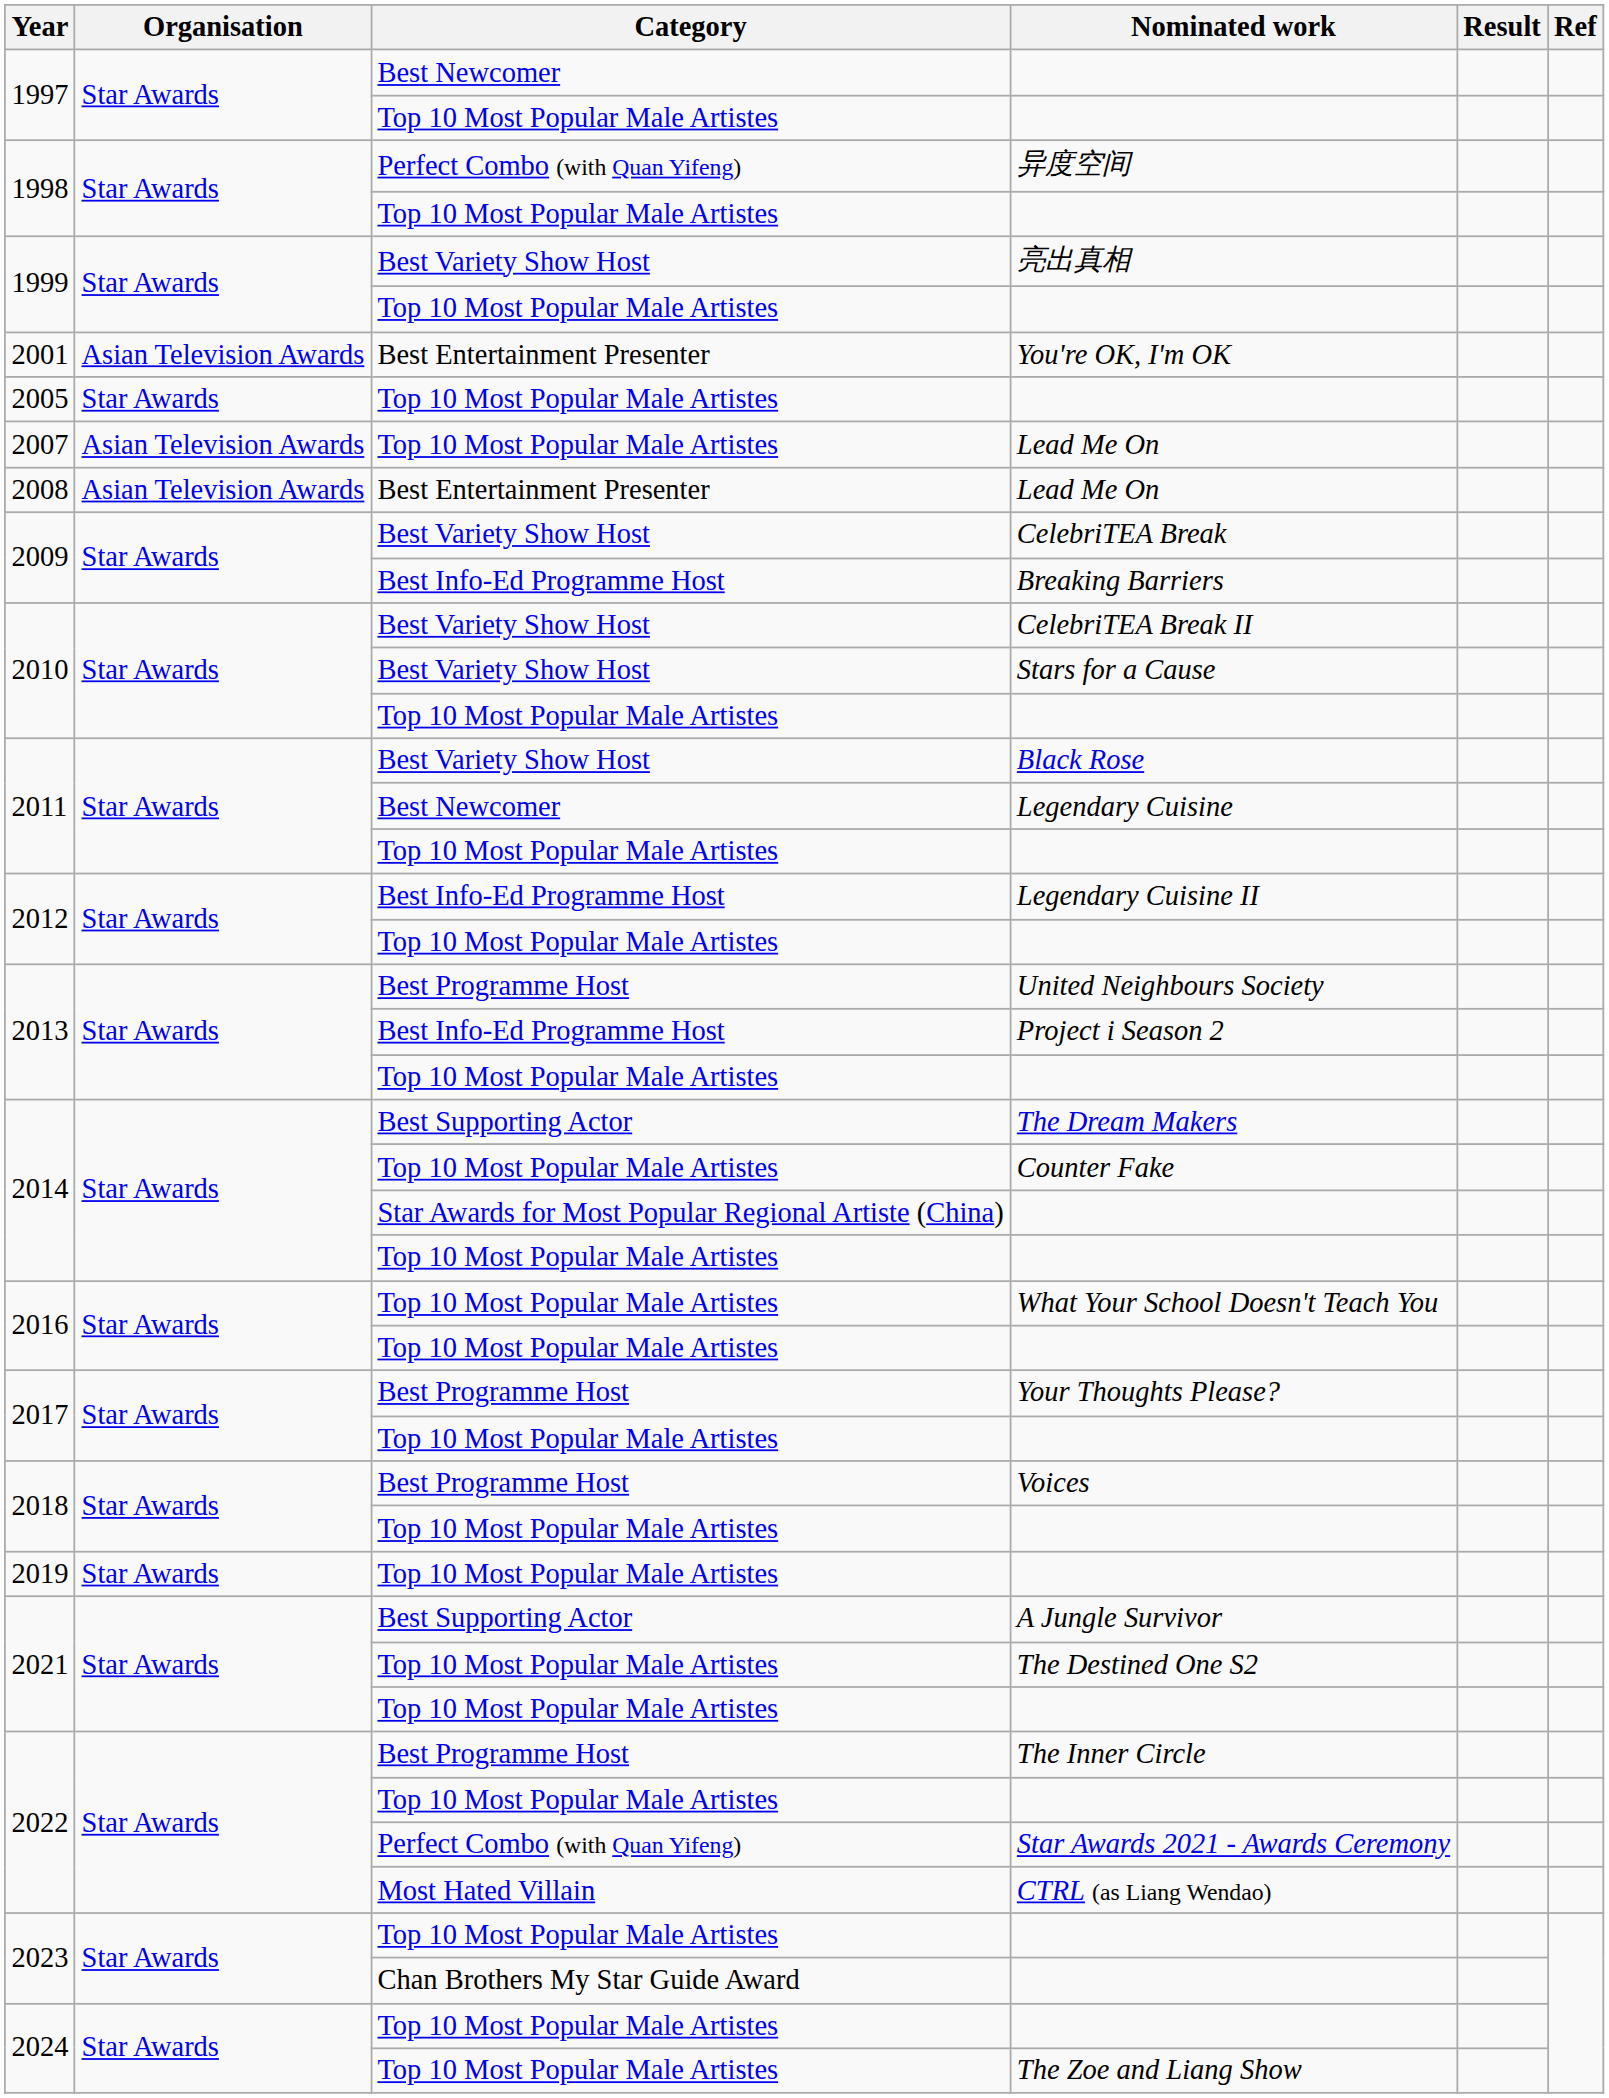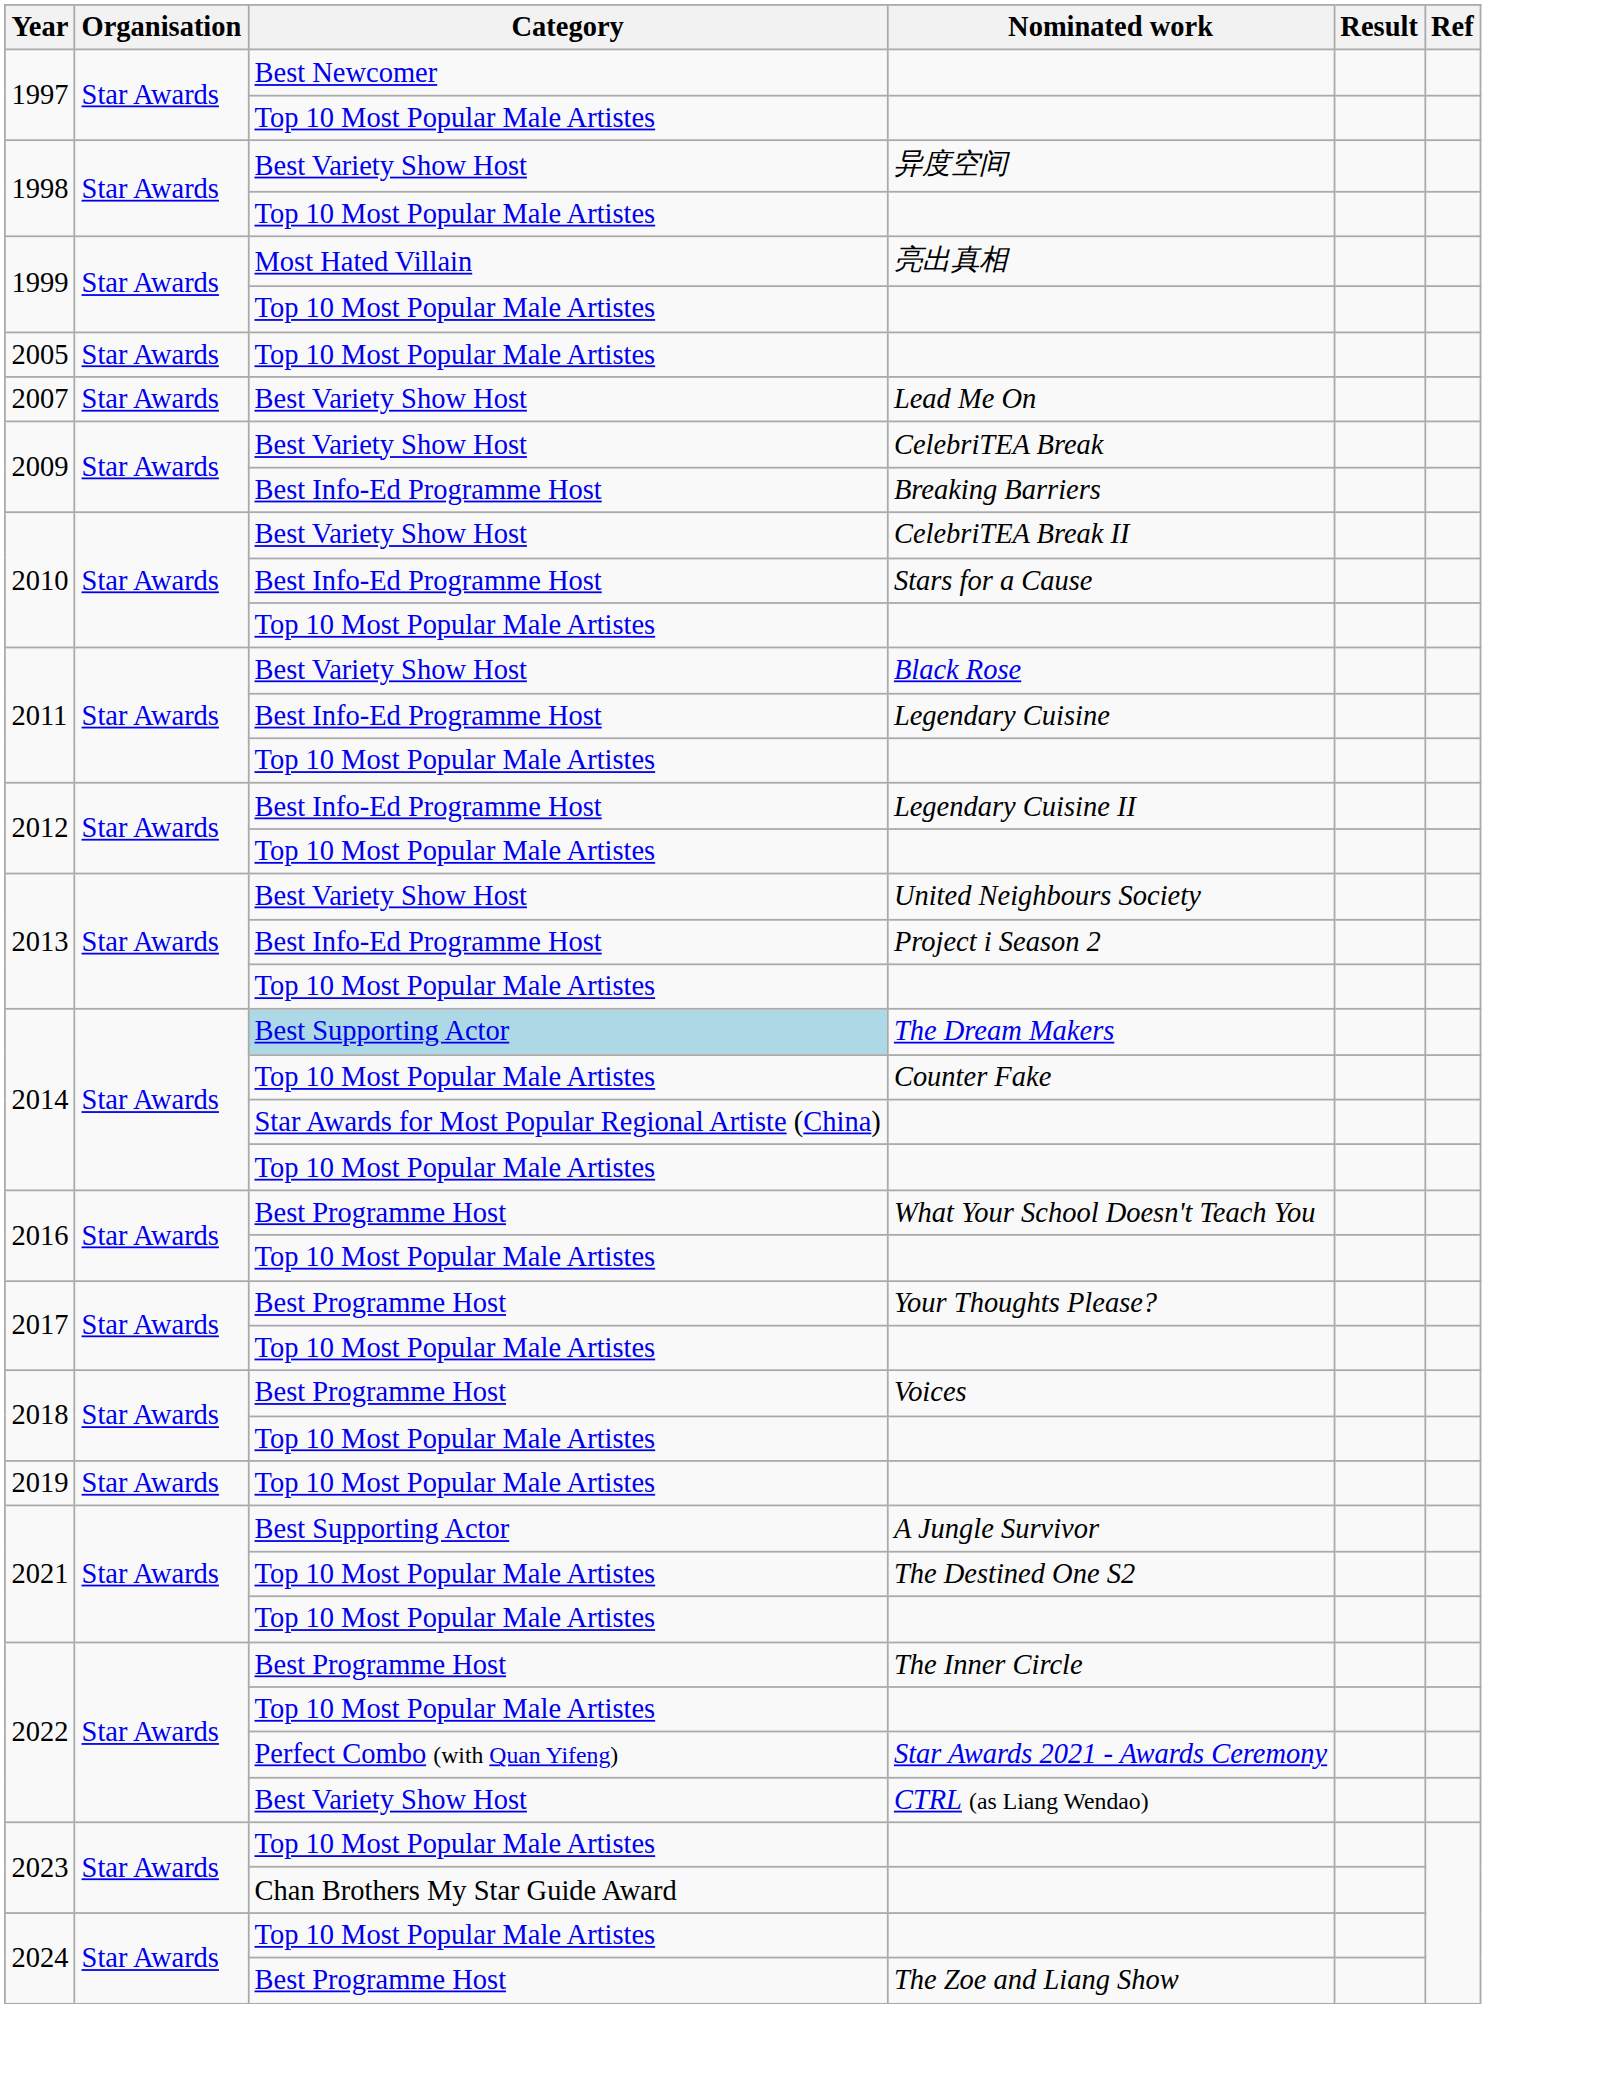(559, 165) Perfect Combo (with Quan Yifeng) -> (391, 165) Best Variety Show Host
(514, 260) Best Variety Show Host -> (363, 260) Most Hated Villain
- row: (40, 353)
(223, 444) Asian Television Awards -> (150, 399) Star Awards
(578, 444) Top 10 Most Popular Male Artistes -> (391, 399) Best Variety Show Host
- row: (40, 489)
(514, 670) Best Variety Show Host -> (428, 579) Best Info-Ed Programme Host
(469, 805) Best Newcomer -> (428, 715) Best Info-Ed Programme Host
(503, 986) Best Programme Host -> (391, 895) Best Variety Show Host
(505, 1121) no background -> (382, 1031) lightblue background
(578, 1302) Top 10 Most Popular Male Artistes -> (380, 1212) Best Programme Host
(486, 1889) Most Hated Villain -> (391, 1799) Best Variety Show Host
(578, 2070) Top 10 Most Popular Male Artistes -> (380, 1979) Best Programme Host
